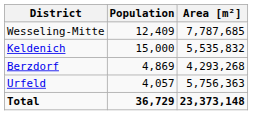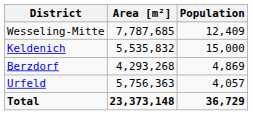columns swapped: (142, 13) <-> (212, 13)
